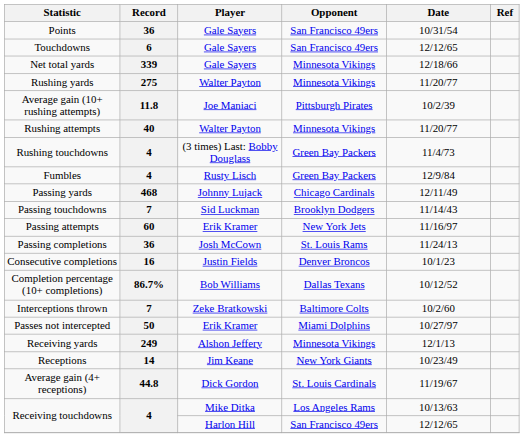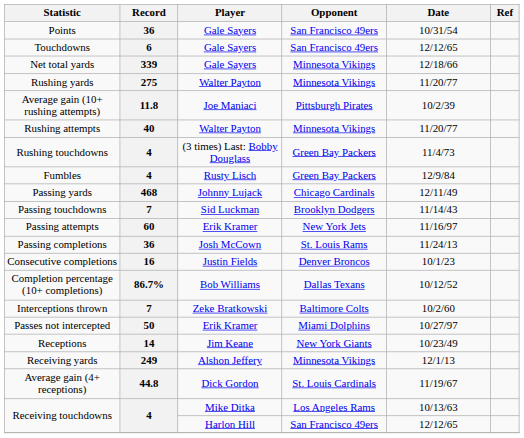rows swapped: (62, 360) <-> (62, 343)
